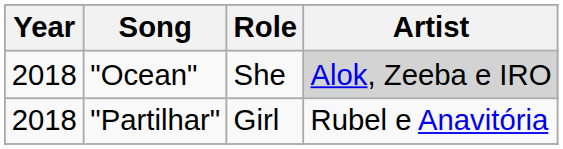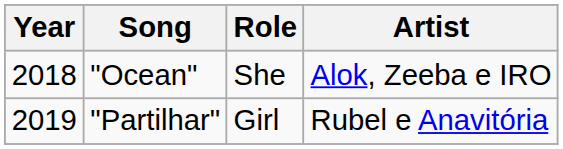(431, 74) lightgrey background -> (431, 74) no background
(44, 120) 2018 -> (44, 120) 2019
